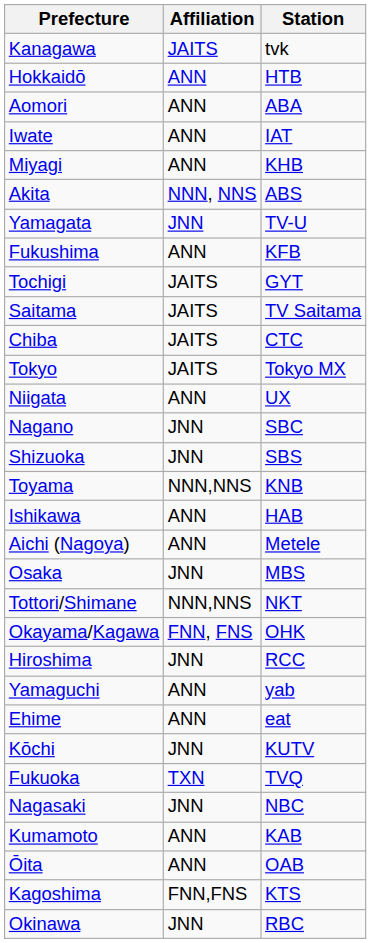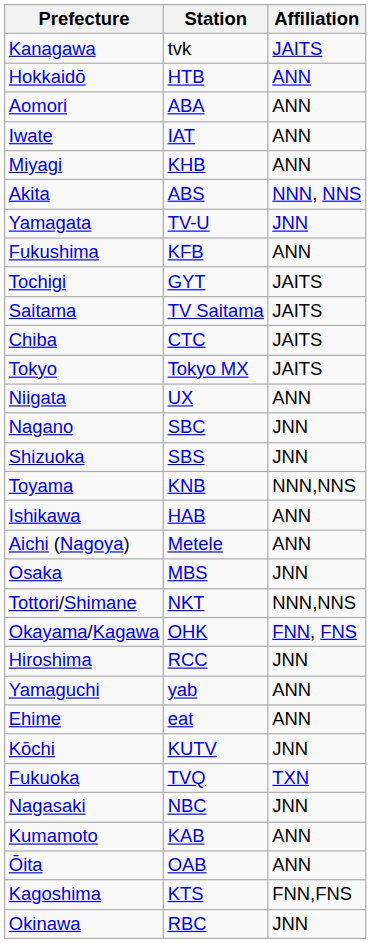columns swapped: (313, 19) <-> (212, 19)
